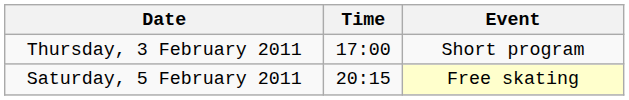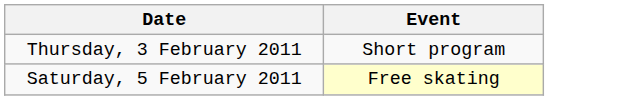- column: (363, 20)
